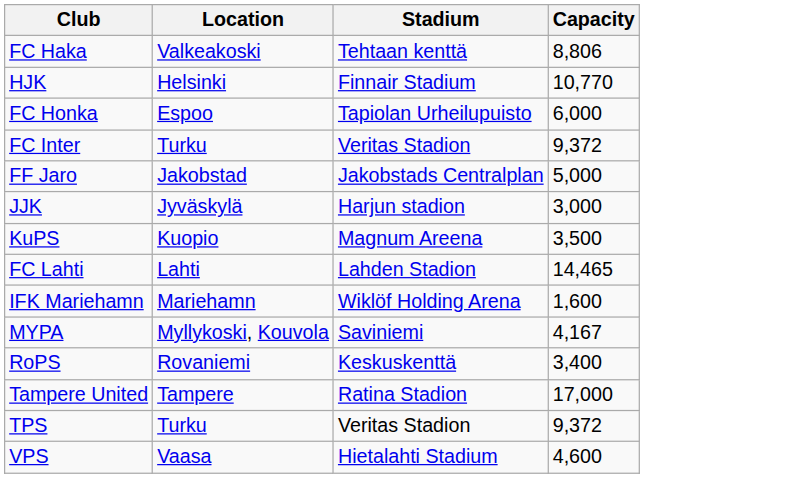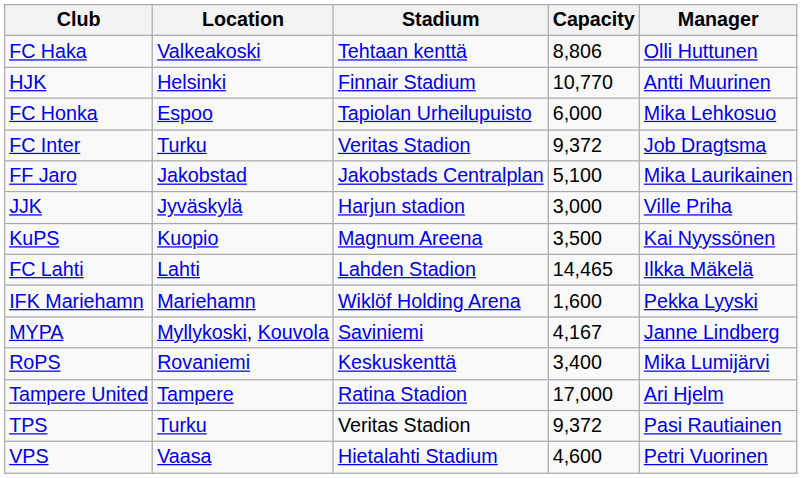+ column: (718, 20)
(577, 176) 5,000 -> (577, 176) 5,100
